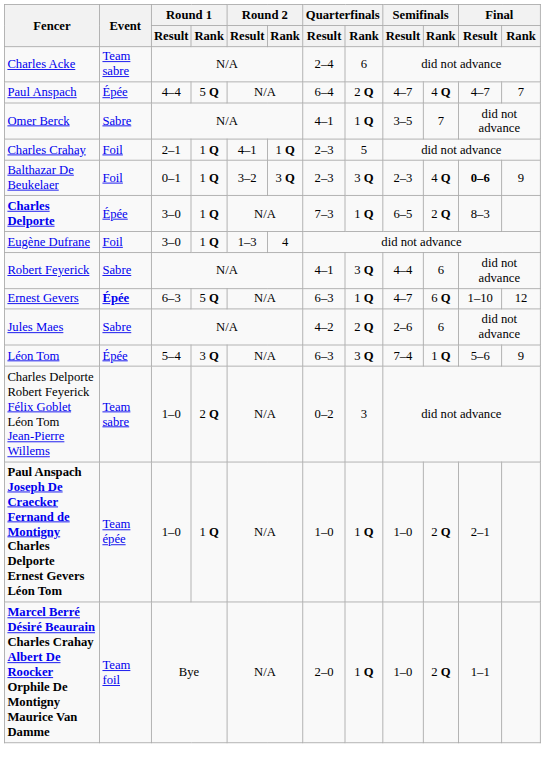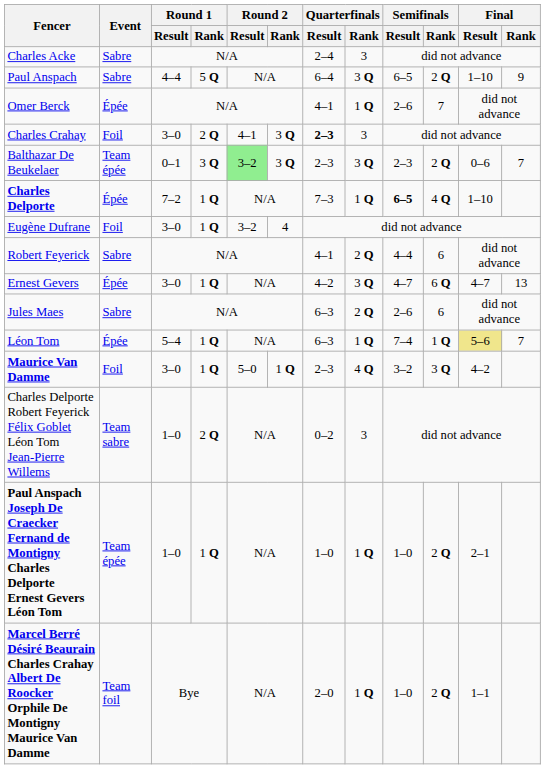(116, 64) Team sabre -> (117, 57) Sabre
(364, 64) 6 -> (364, 57) 3
(115, 93) Épée -> (117, 78) Sabre
(364, 93) 2 Q -> (364, 78) 3 Q
(403, 93) 4–7 -> (403, 78) 6–5
(441, 93) 4 Q -> (441, 78) 2 Q
(480, 93) 4–7 -> (480, 78) 1–10
(521, 93) 7 -> (521, 78) 9
(117, 121) Sabre -> (115, 106) Épée
(403, 121) 3–5 -> (403, 106) 2–6
(171, 149) 2–1 -> (171, 134) 3–0
(209, 149) 1 Q -> (209, 134) 2 Q
(285, 149) 1 Q -> (285, 134) 3 Q
(324, 149) normal -> (324, 134) bold
(364, 149) 5 -> (364, 134) 3
(113, 178) Foil -> (116, 163) Team épée
(209, 178) 1 Q -> (209, 163) 3 Q
(247, 178) no background -> (247, 163) lightgreen background
(441, 178) 4 Q -> (441, 163) 2 Q
(480, 178) bold -> (480, 163) normal
(521, 178) 9 -> (521, 163) 7
(171, 214) 3–0 -> (171, 199) 7–2
(403, 214) normal -> (403, 199) bold
(441, 214) 2 Q -> (441, 199) 4 Q
(480, 214) 8–3 -> (480, 199) 1–10
(247, 242) 1–3 -> (247, 227) 3–2
(364, 270) 3 Q -> (364, 255) 2 Q
(116, 299) bold -> (115, 284) normal
(171, 299) 6–3 -> (171, 284) 3–0
(209, 299) 5 Q -> (209, 284) 1 Q
(324, 299) 6–3 -> (324, 284) 4–2
(364, 299) 1 Q -> (364, 284) 3 Q
(480, 299) 1–10 -> (480, 284) 4–7
(521, 299) 12 -> (521, 284) 13
(324, 327) 4–2 -> (324, 312) 6–3
(209, 355) 3 Q -> (209, 340) 1 Q
(364, 355) 3 Q -> (364, 340) 1 Q
(480, 355) no background -> (480, 340) khaki background
(521, 355) 9 -> (521, 340) 7
+ row: (42, 369)
